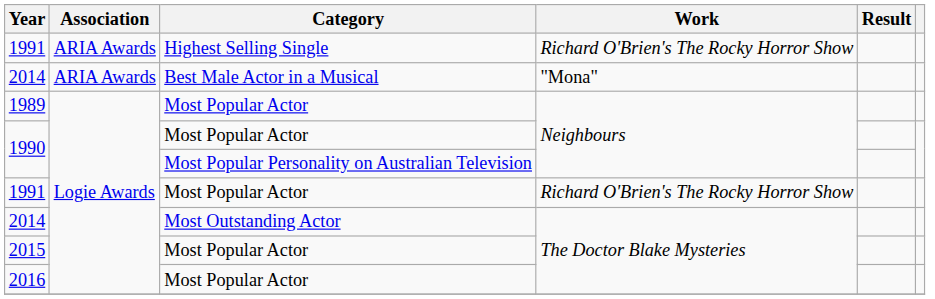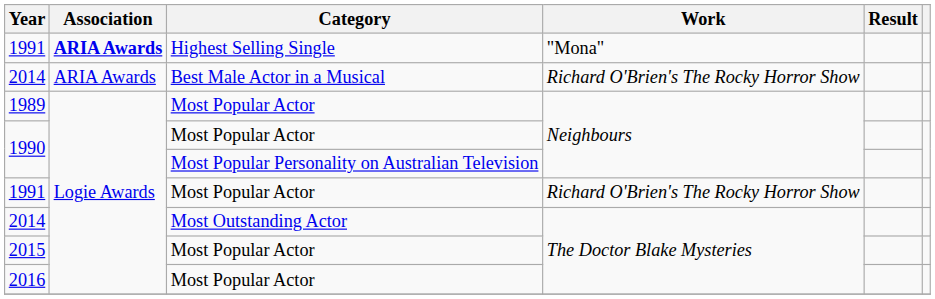(105, 47) normal -> (108, 47) bold
(697, 47) Richard O'Brien's The Rocky Horror Show -> (576, 47) "Mona"
(569, 76) "Mona" -> (703, 76) Richard O'Brien's The Rocky Horror Show
